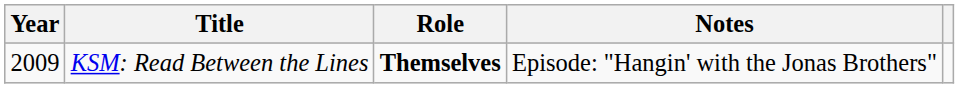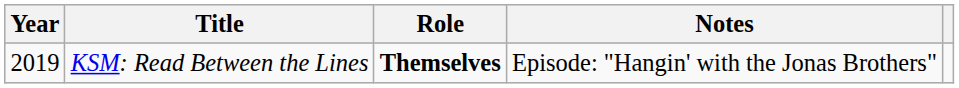(35, 62) 2009 -> (35, 62) 2019
